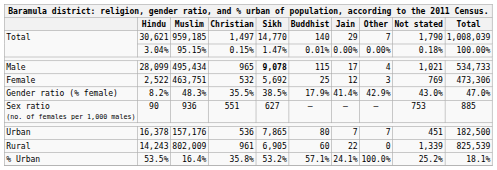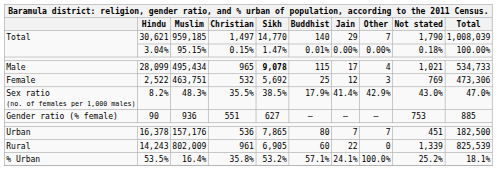(62, 94) Gender ratio (% female) -> (71, 98) Sex ratio (no. of females per 1,000 males)
(71, 111) Sex ratio (no. of females per 1,000 males) -> (62, 116) Gender ratio (% female)
